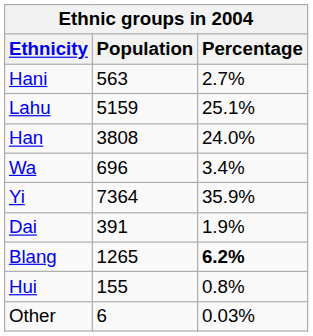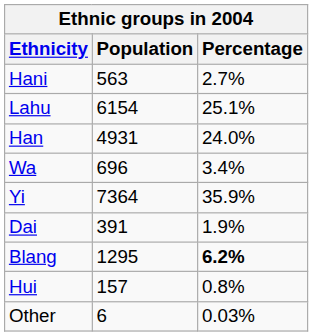(117, 108) 5159 -> (117, 108) 6154
(117, 138) 3808 -> (117, 138) 4931
(117, 256) 1265 -> (117, 256) 1295
(112, 286) 155 -> (112, 286) 157
